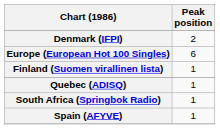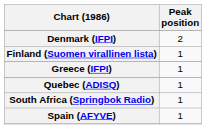- row: (88, 54)
+ row: (82, 69)
